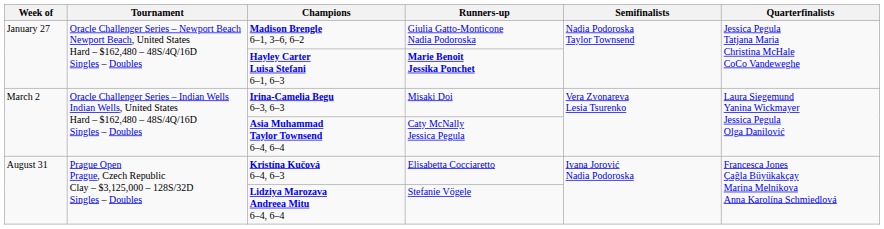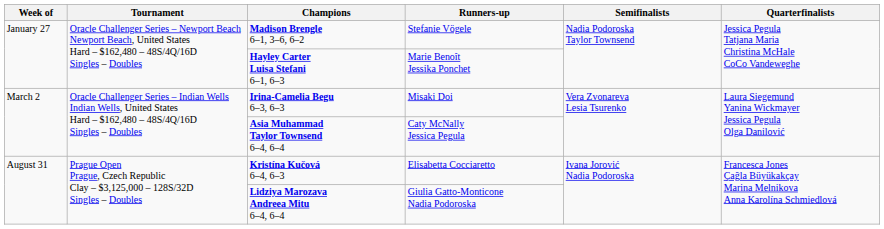(456, 34) Giulia Gatto-Monticone Nadia Podoroska -> (439, 28) Stefanie Vögele
(441, 62) bold -> (439, 62) normal
(439, 192) Stefanie Vögele -> (456, 198) Giulia Gatto-Monticone Nadia Podoroska
